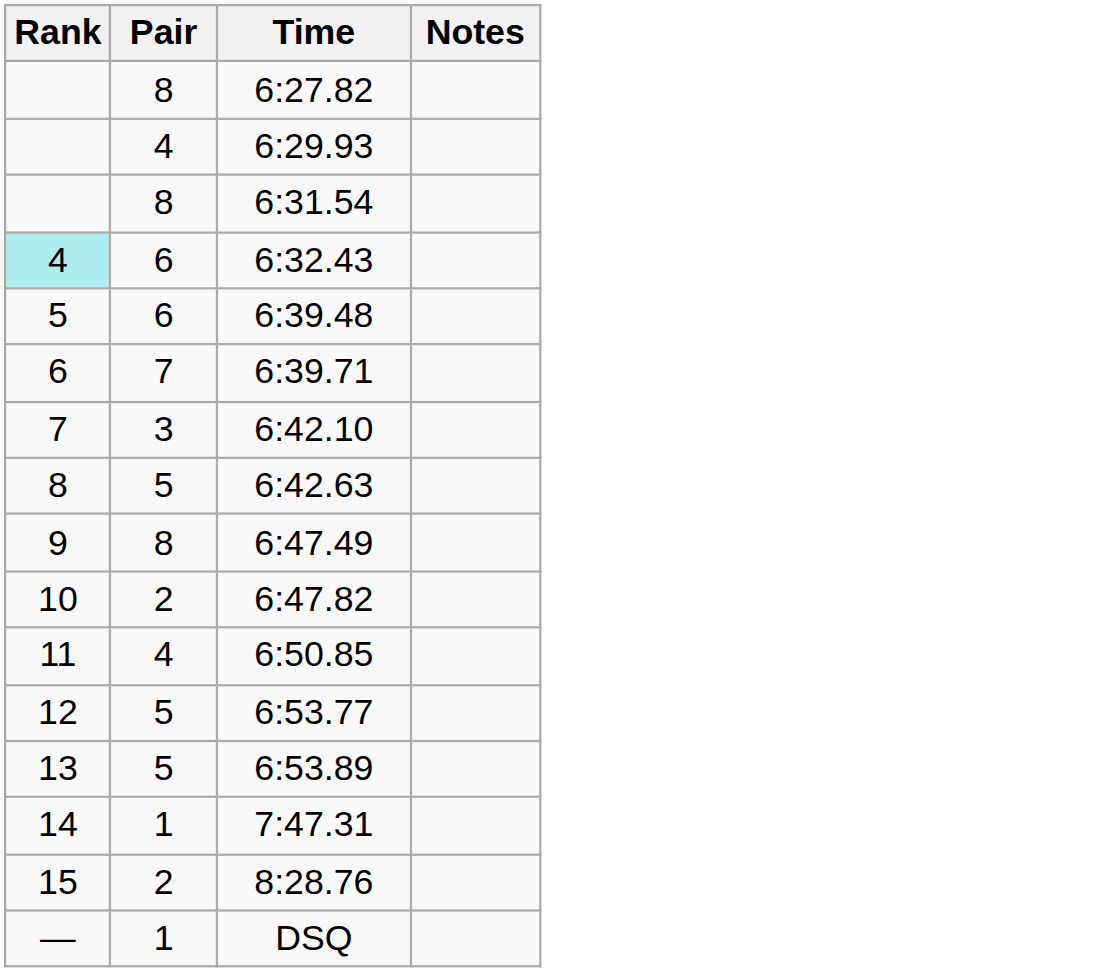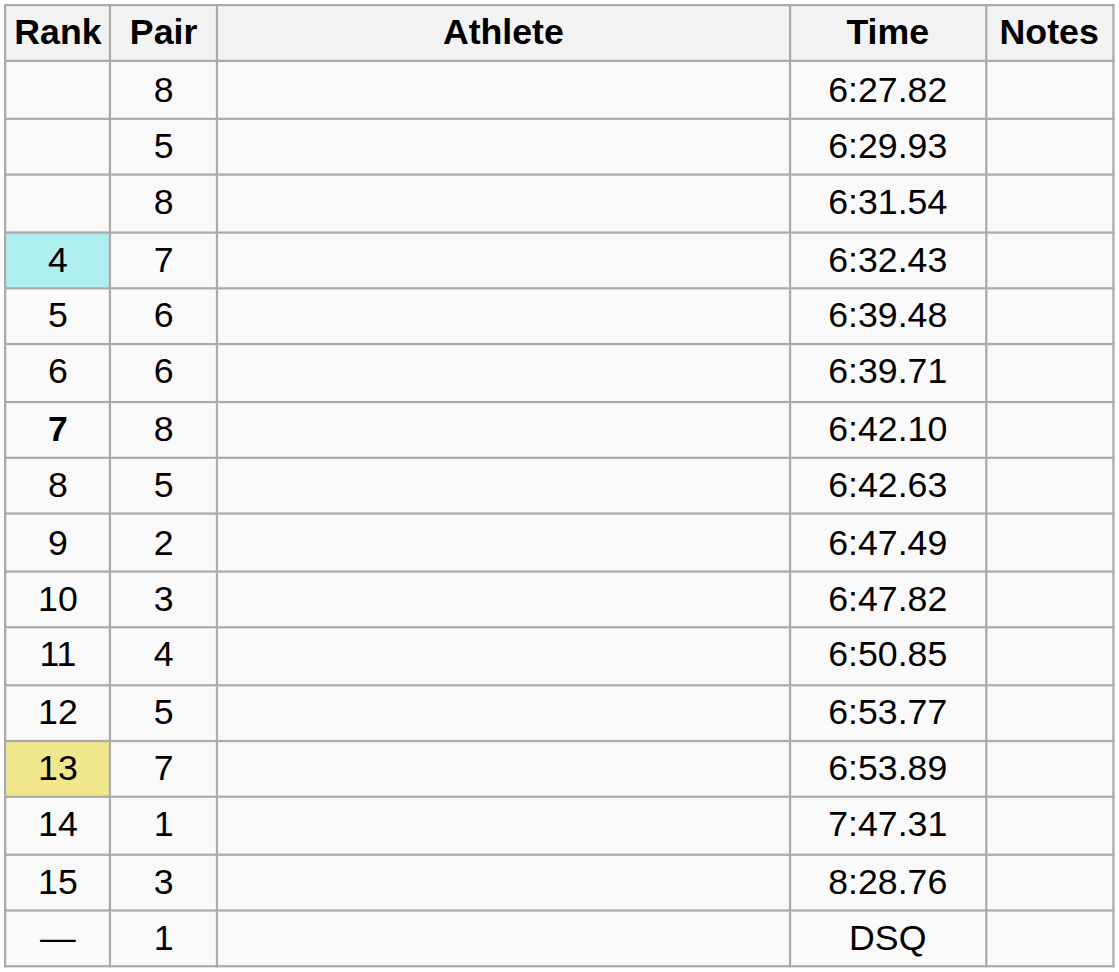+ column: (503, 32)
(164, 145) 4 -> (164, 145) 5
(164, 259) 6 -> (164, 259) 7
(164, 372) 7 -> (164, 372) 6
(58, 428) normal -> (58, 428) bold
(164, 428) 3 -> (164, 428) 8
(164, 542) 8 -> (164, 542) 2
(164, 598) 2 -> (164, 598) 3
(58, 768) no background -> (58, 768) khaki background
(164, 768) 5 -> (164, 768) 7
(164, 881) 2 -> (164, 881) 3
